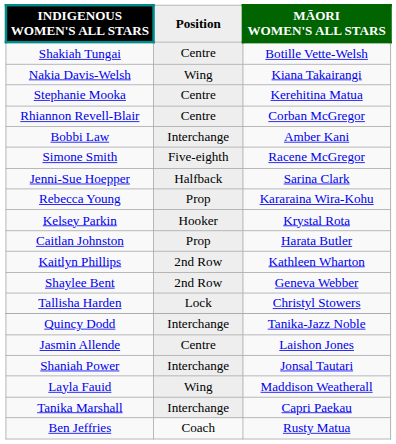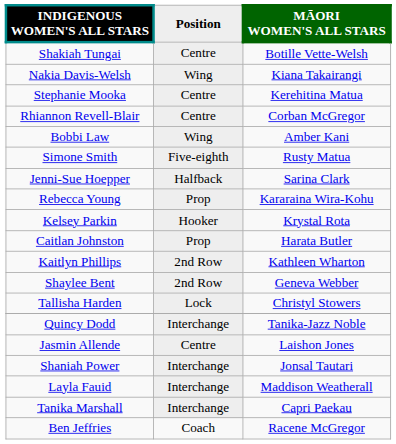(198, 136) Interchange -> (198, 136) Wing
(317, 157) Racene McGregor -> (317, 157) Rusty Matua
(198, 386) Wing -> (198, 386) Interchange
(317, 428) Rusty Matua -> (317, 428) Racene McGregor
